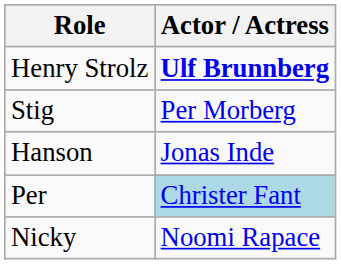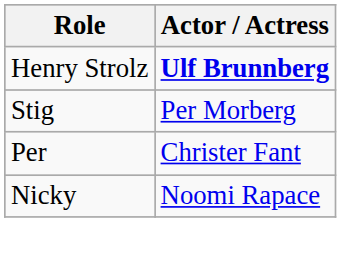- row: (52, 152)
(231, 195) lightblue background -> (231, 152) no background
